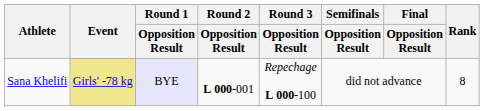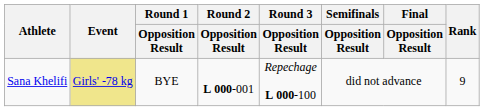(167, 82) lavender background -> (167, 82) no background
(462, 82) 8 -> (462, 82) 9
